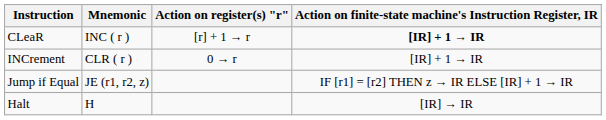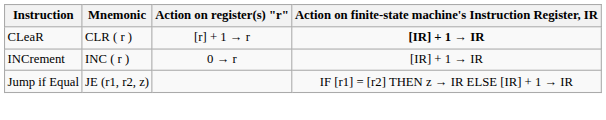(107, 37) INC ( r ) -> (109, 37) CLR ( r )
(109, 59) CLR ( r ) -> (107, 59) INC ( r )
- row: (19, 103)
